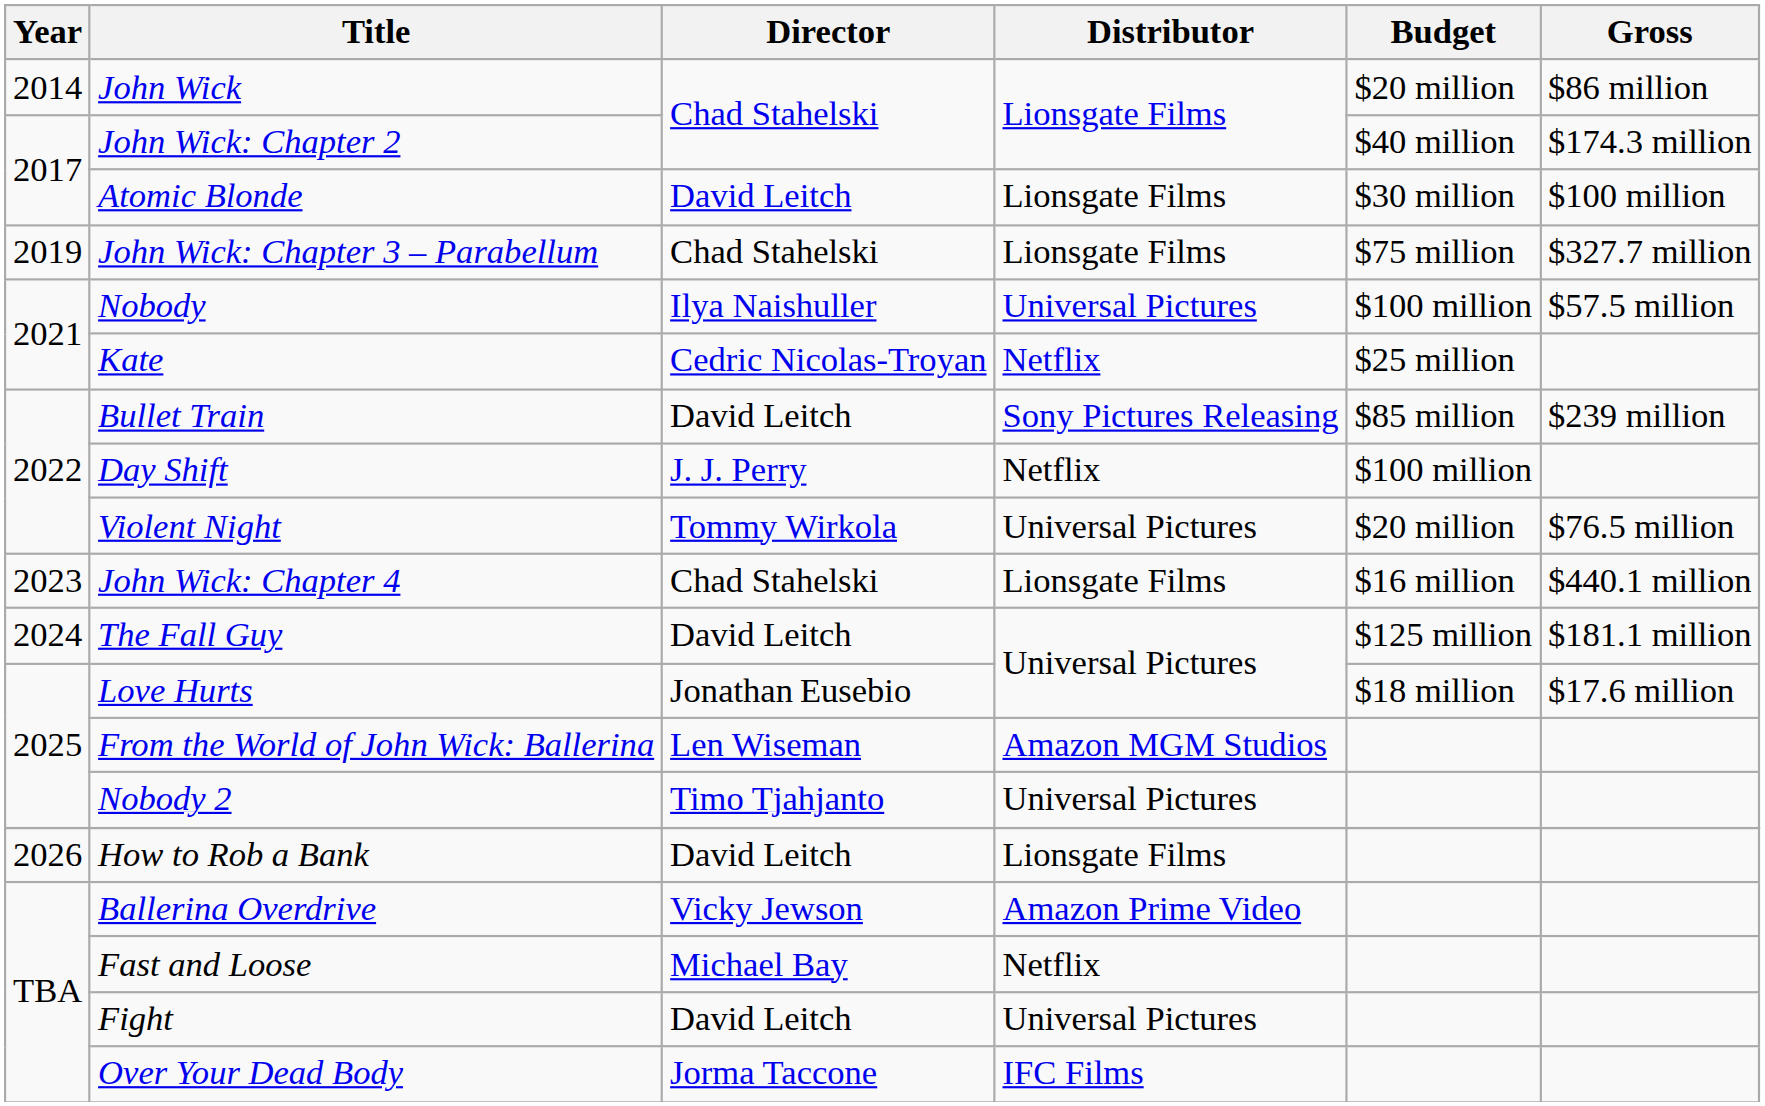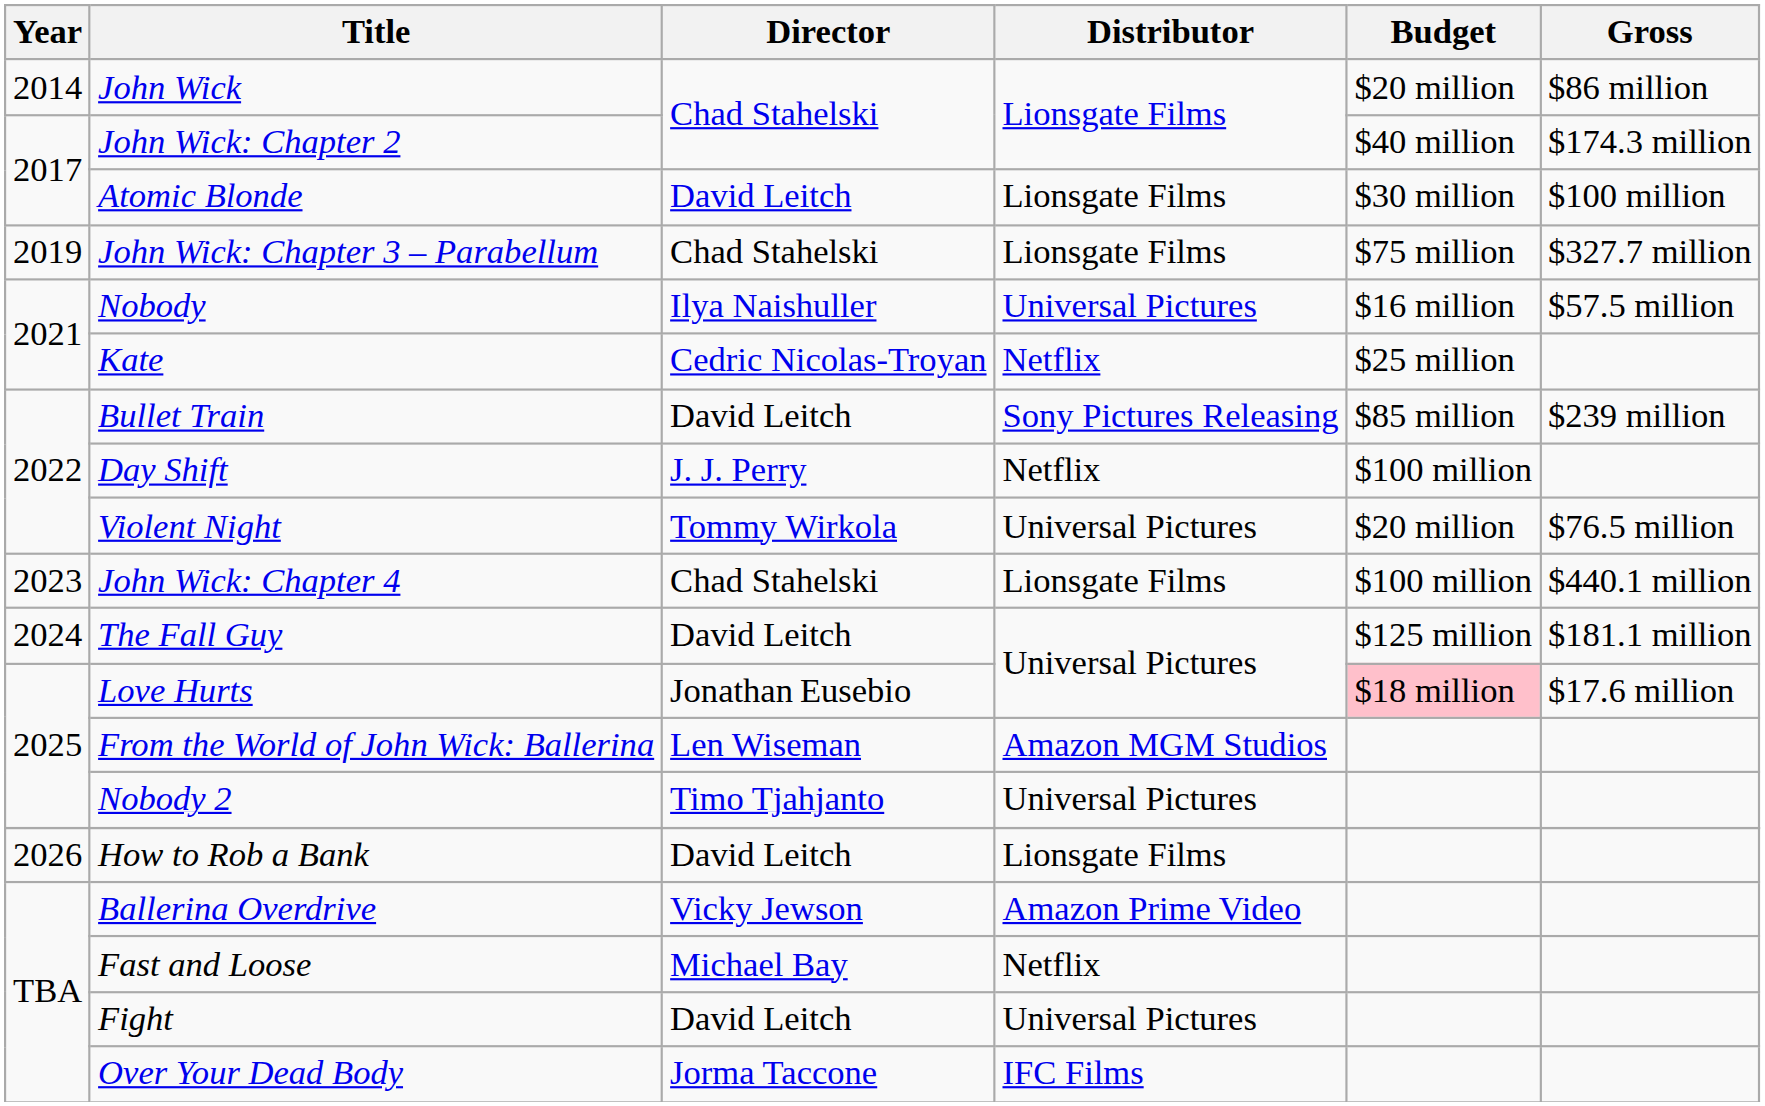(1443, 305) $100 million -> (1435, 305) $16 million
(1435, 580) $16 million -> (1443, 580) $100 million
(1435, 689) no background -> (1435, 689) pink background
